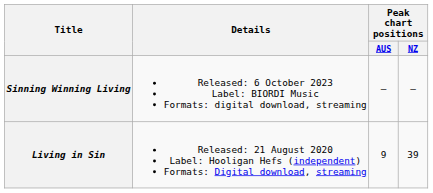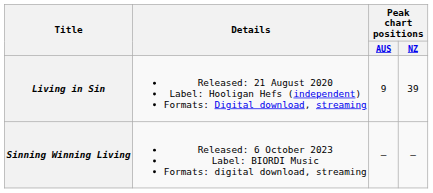rows swapped: (69, 155) <-> (69, 89)
